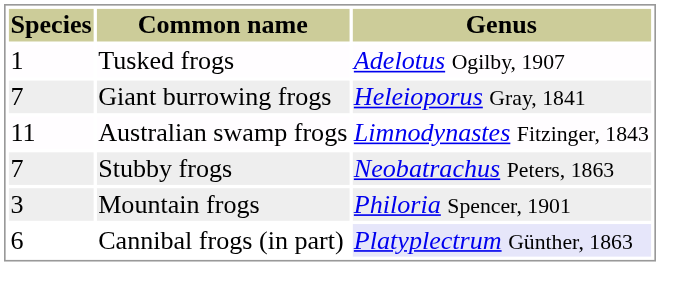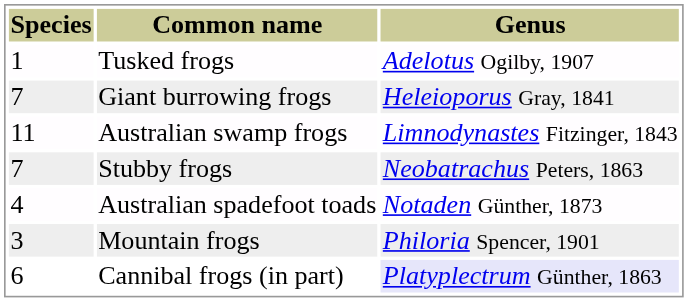+ row: (237, 204)
